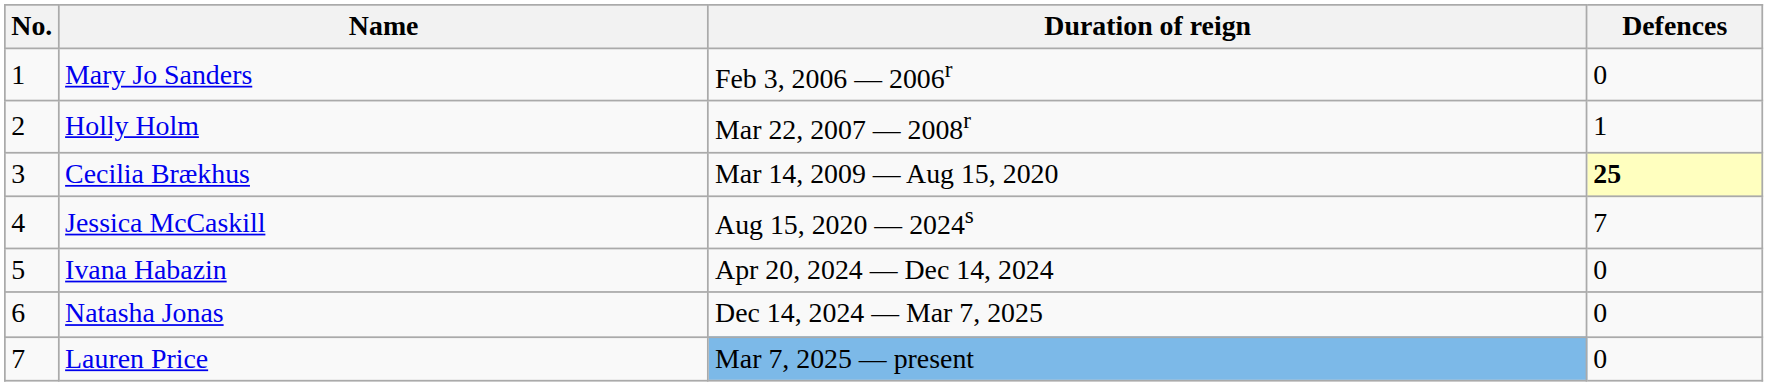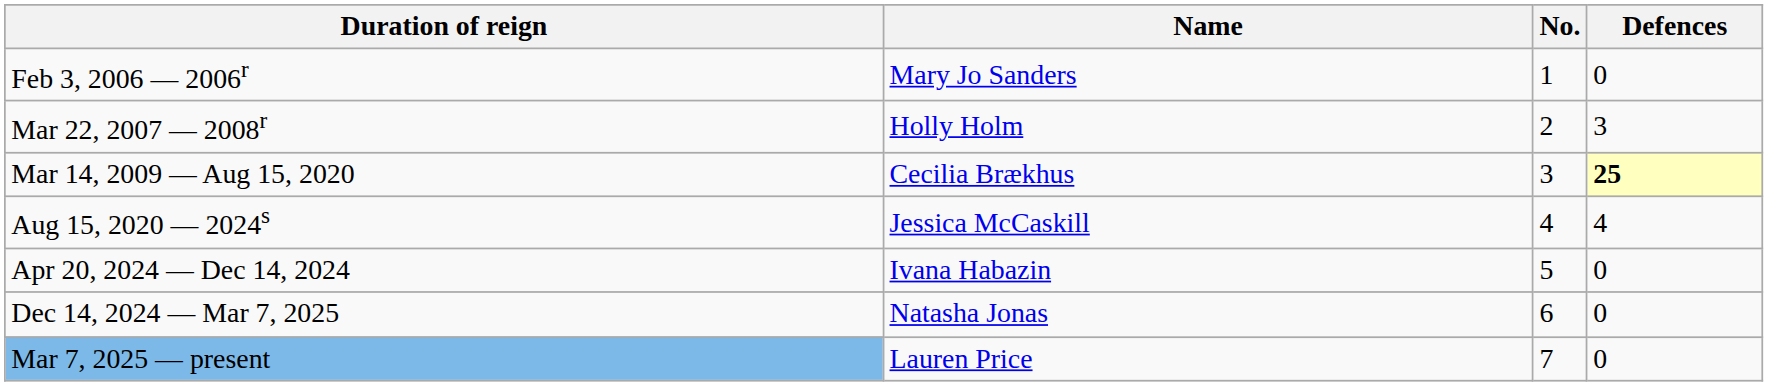columns swapped: (32, 26) <-> (1148, 26)
(1600, 126) 1 -> (1600, 126) 3
(1600, 222) 7 -> (1600, 222) 4
